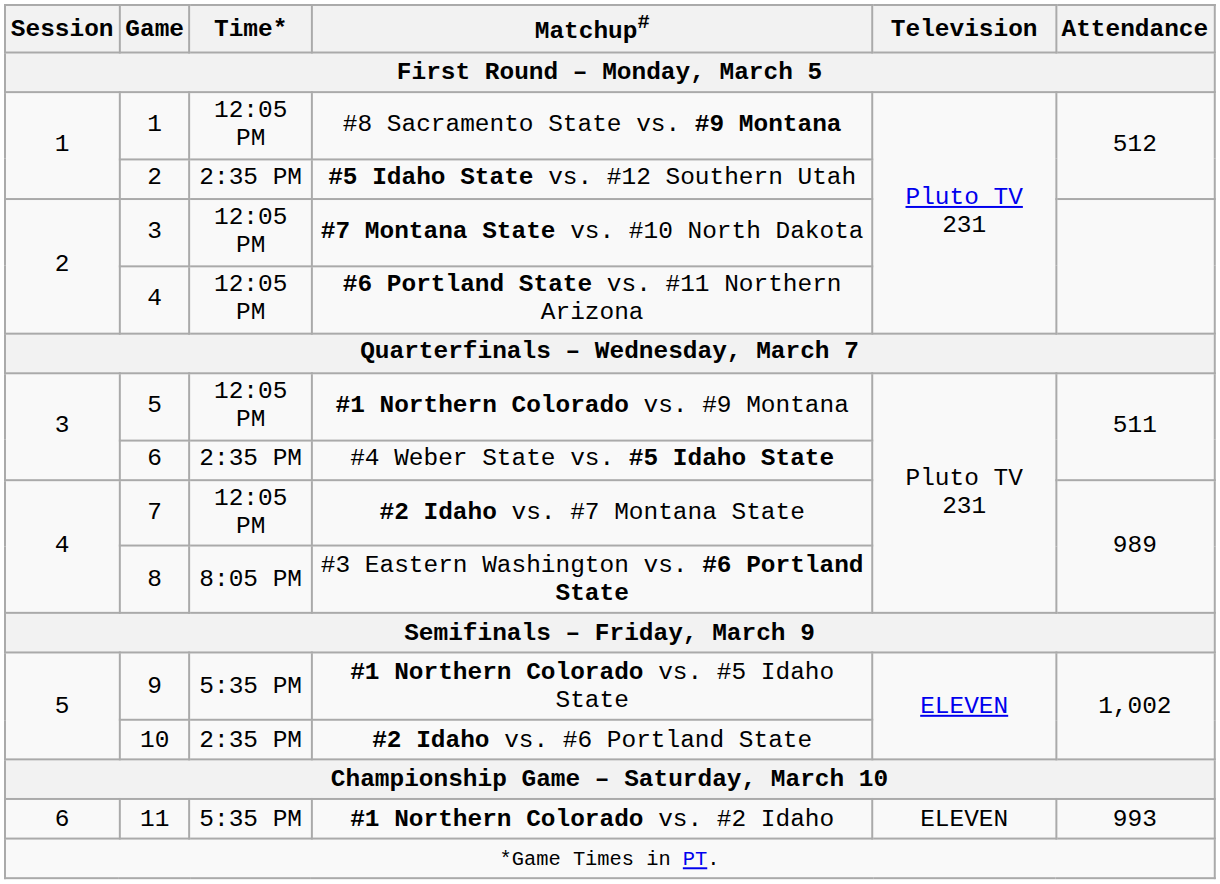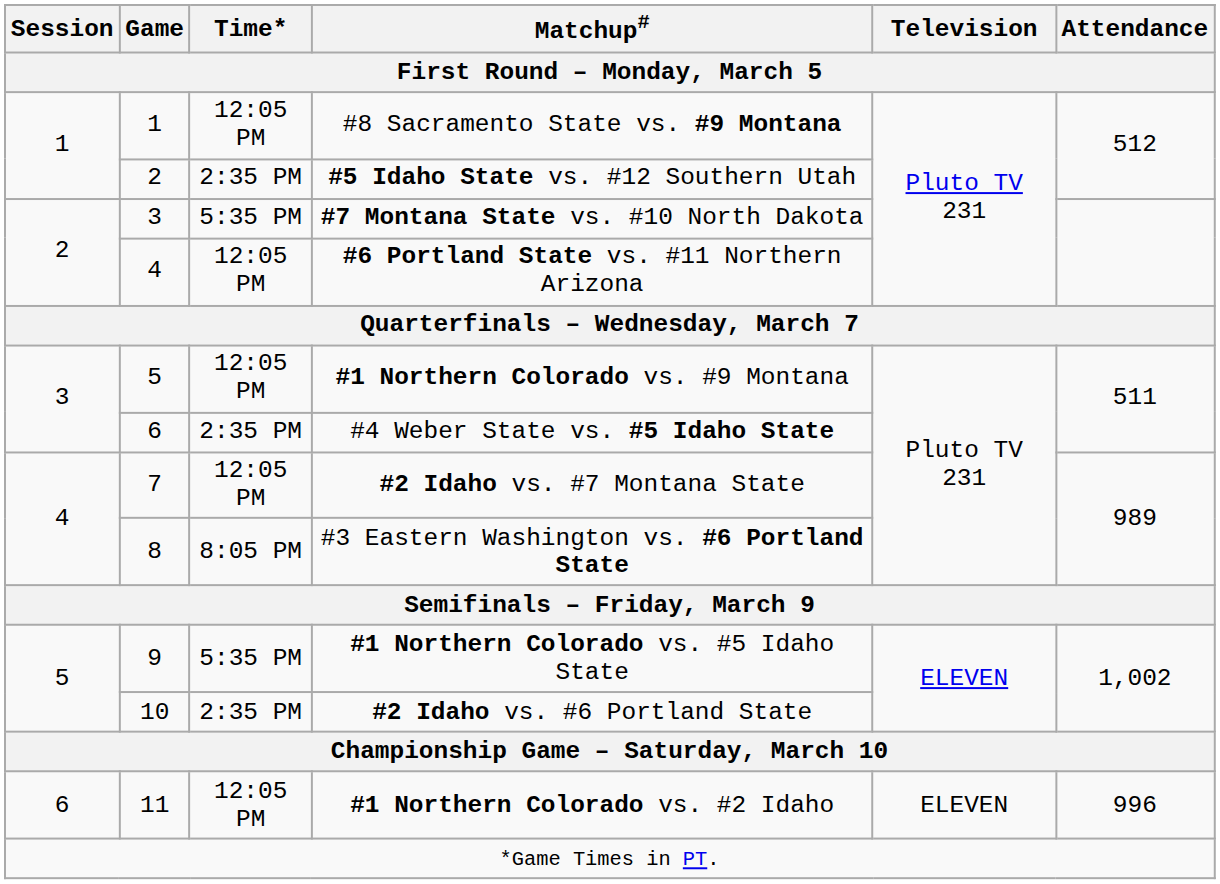(251, 233) 12:05 PM -> (251, 219) 5:35 PM
(251, 819) 5:35 PM -> (251, 806) 12:05 PM
(1135, 819) 993 -> (1135, 806) 996
